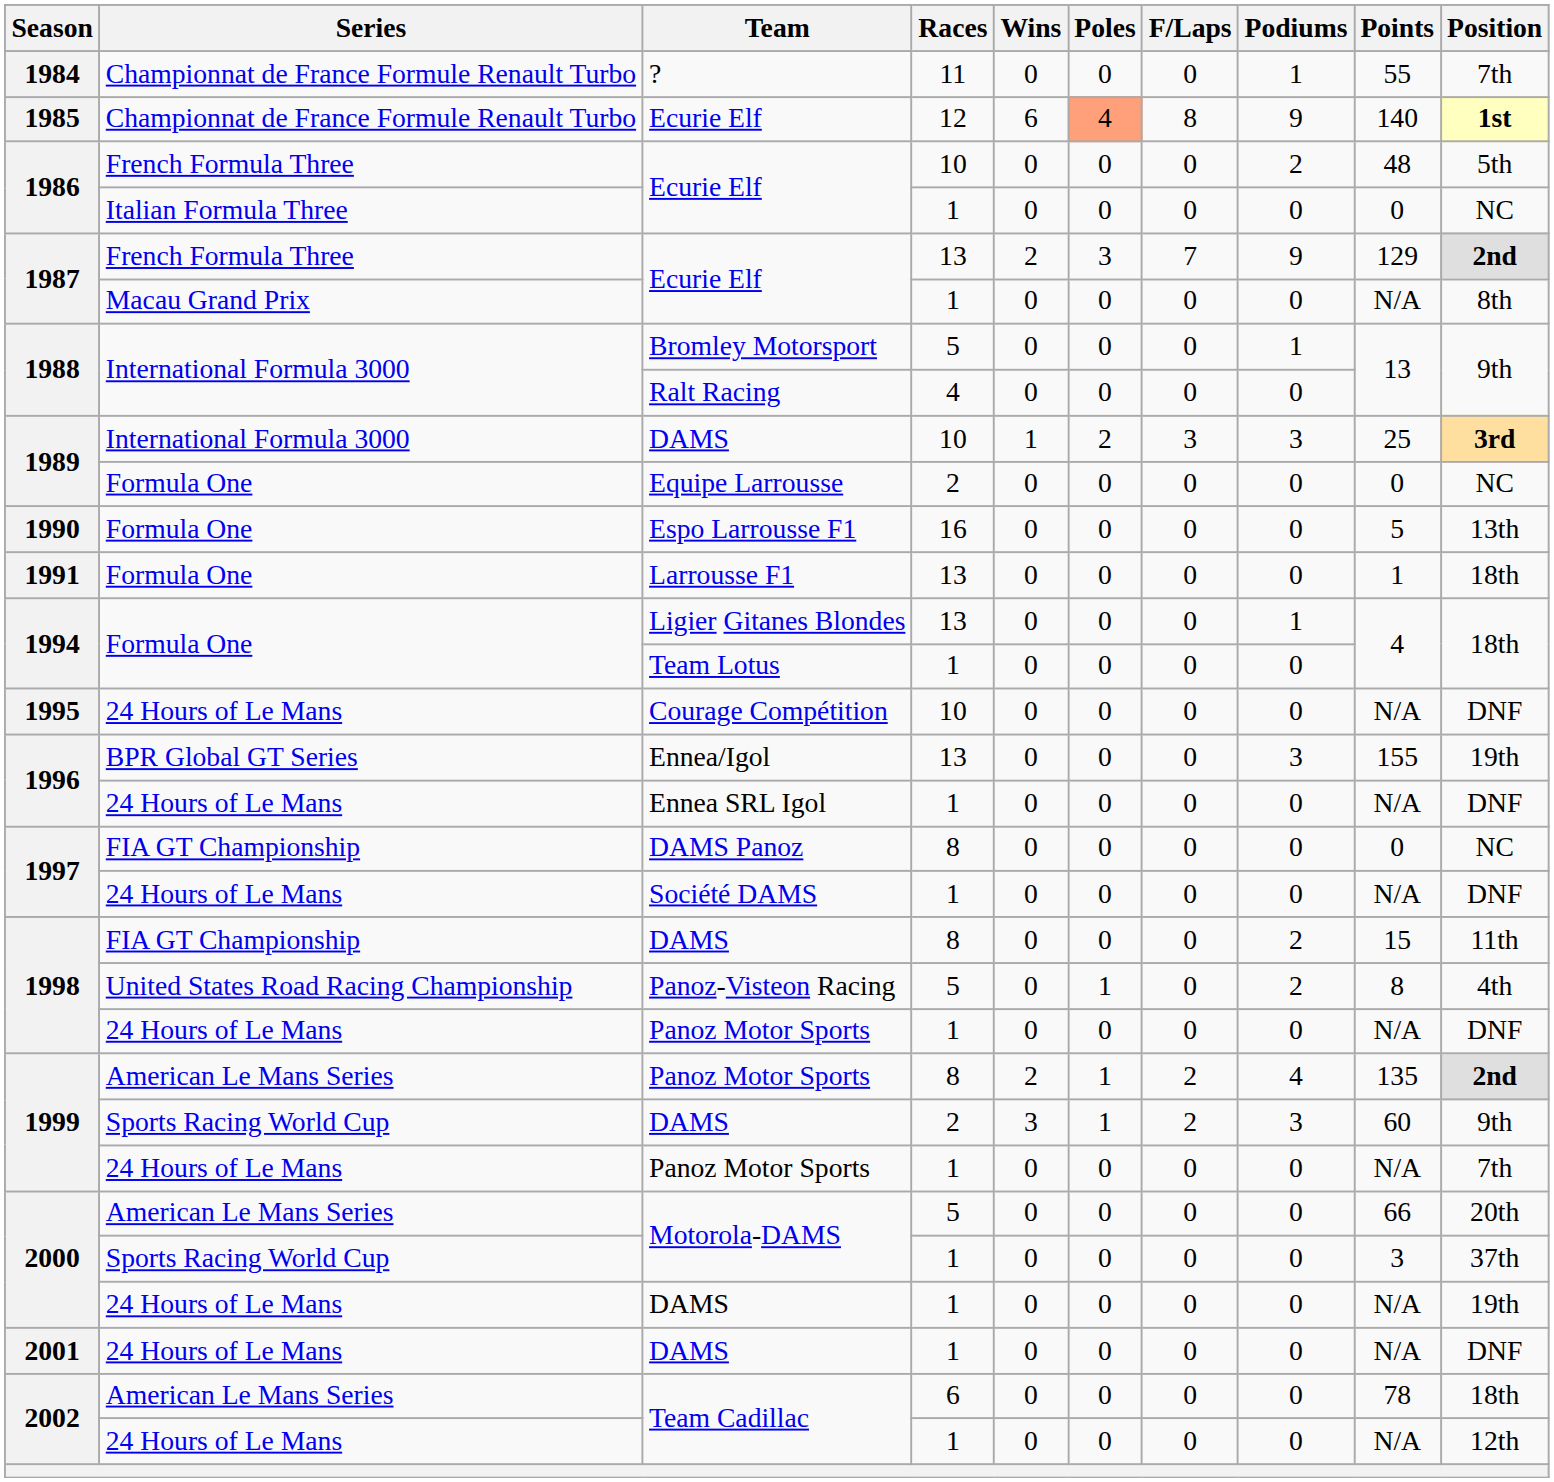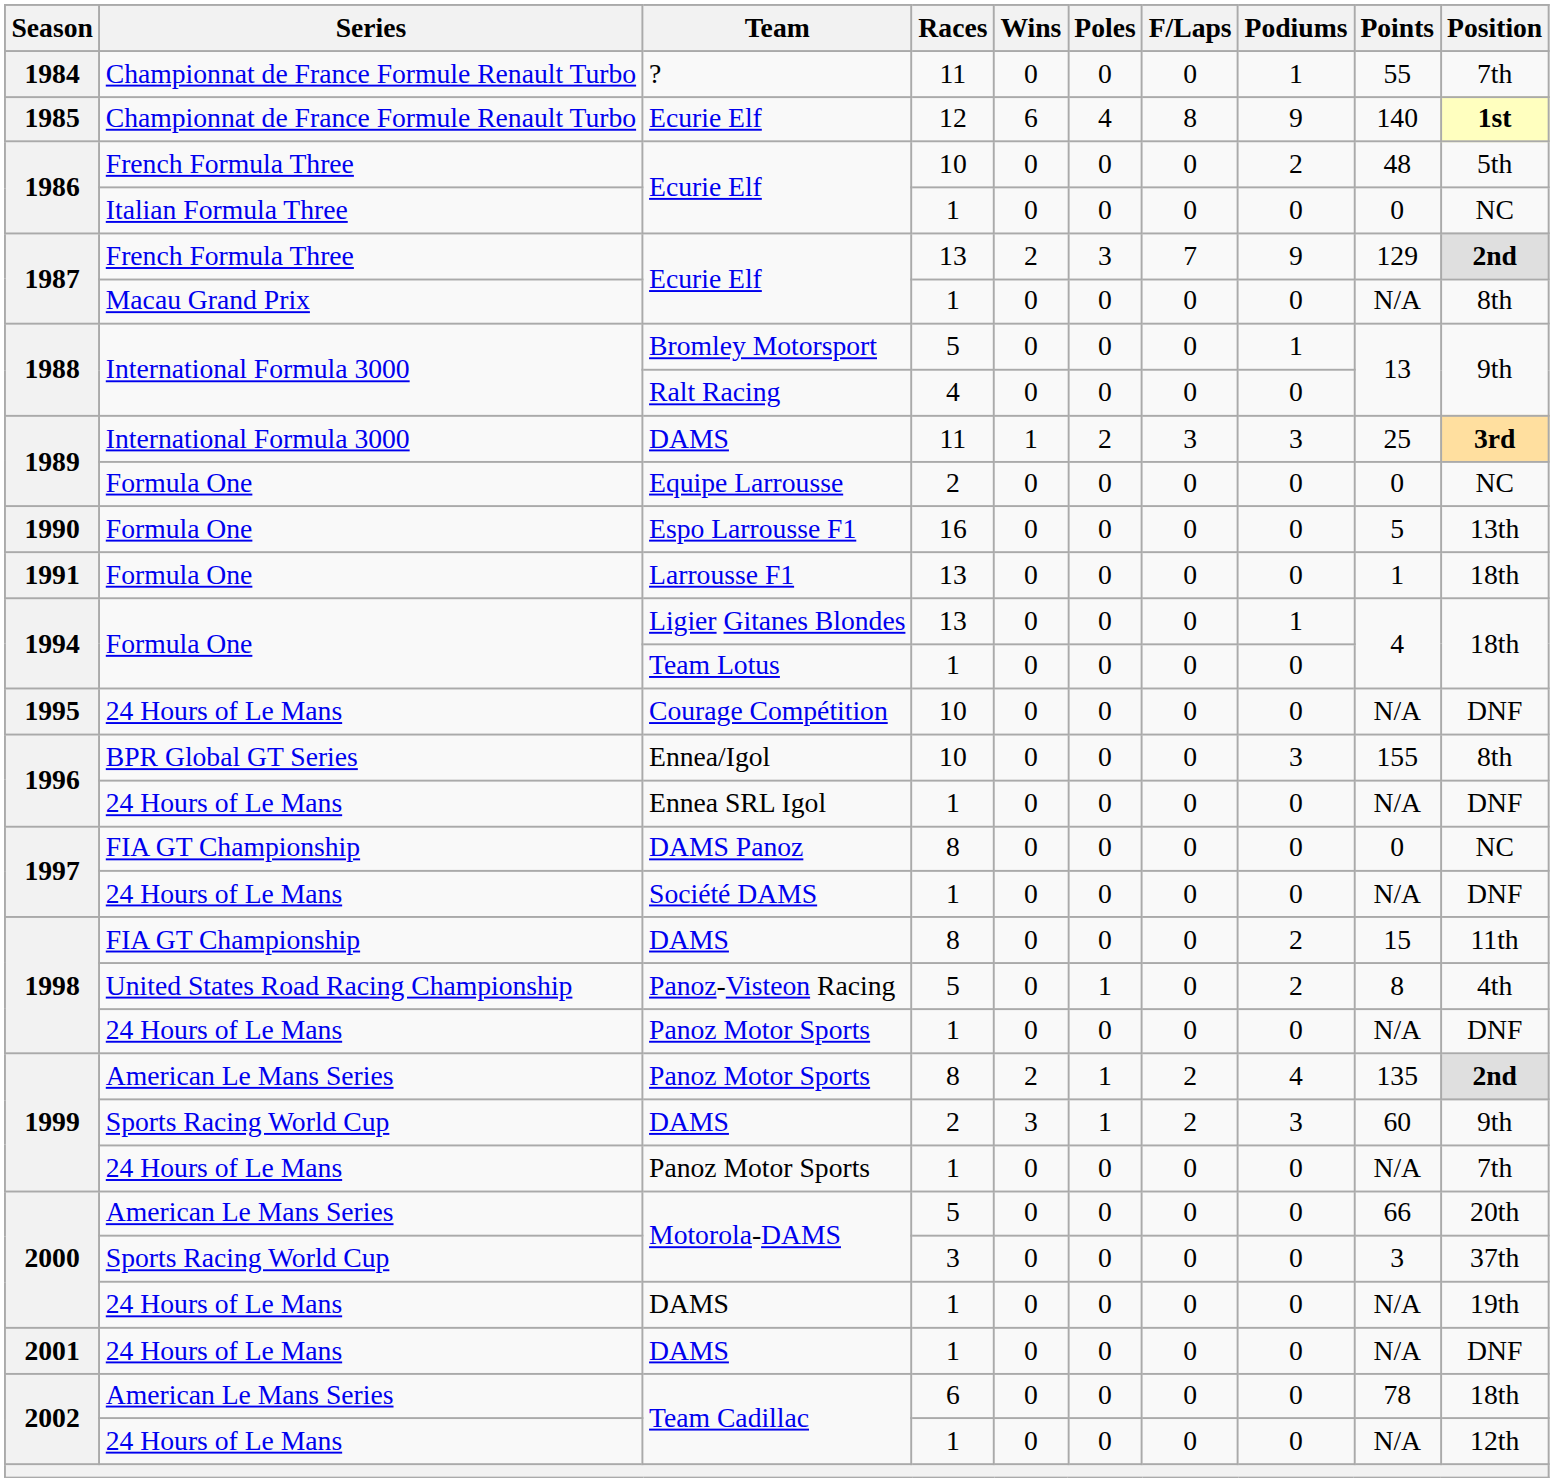(1105, 118) lightsalmon background -> (1105, 118) no background
(953, 438) 10 -> (953, 438) 11
(953, 757) 13 -> (953, 757) 10
(1495, 757) 19th -> (1495, 757) 8th
(953, 1258) 1 -> (953, 1258) 3
